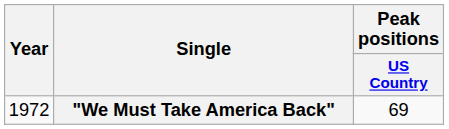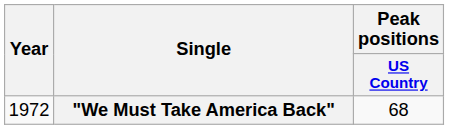(399, 109) 69 -> (399, 109) 68
